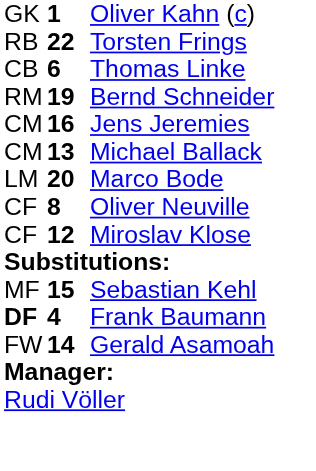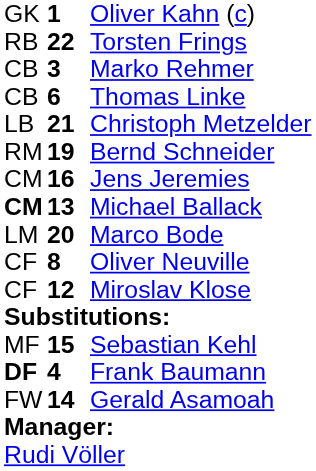+ row: (172, 69)
+ row: (201, 124)
(23, 151) normal -> (23, 206) bold
